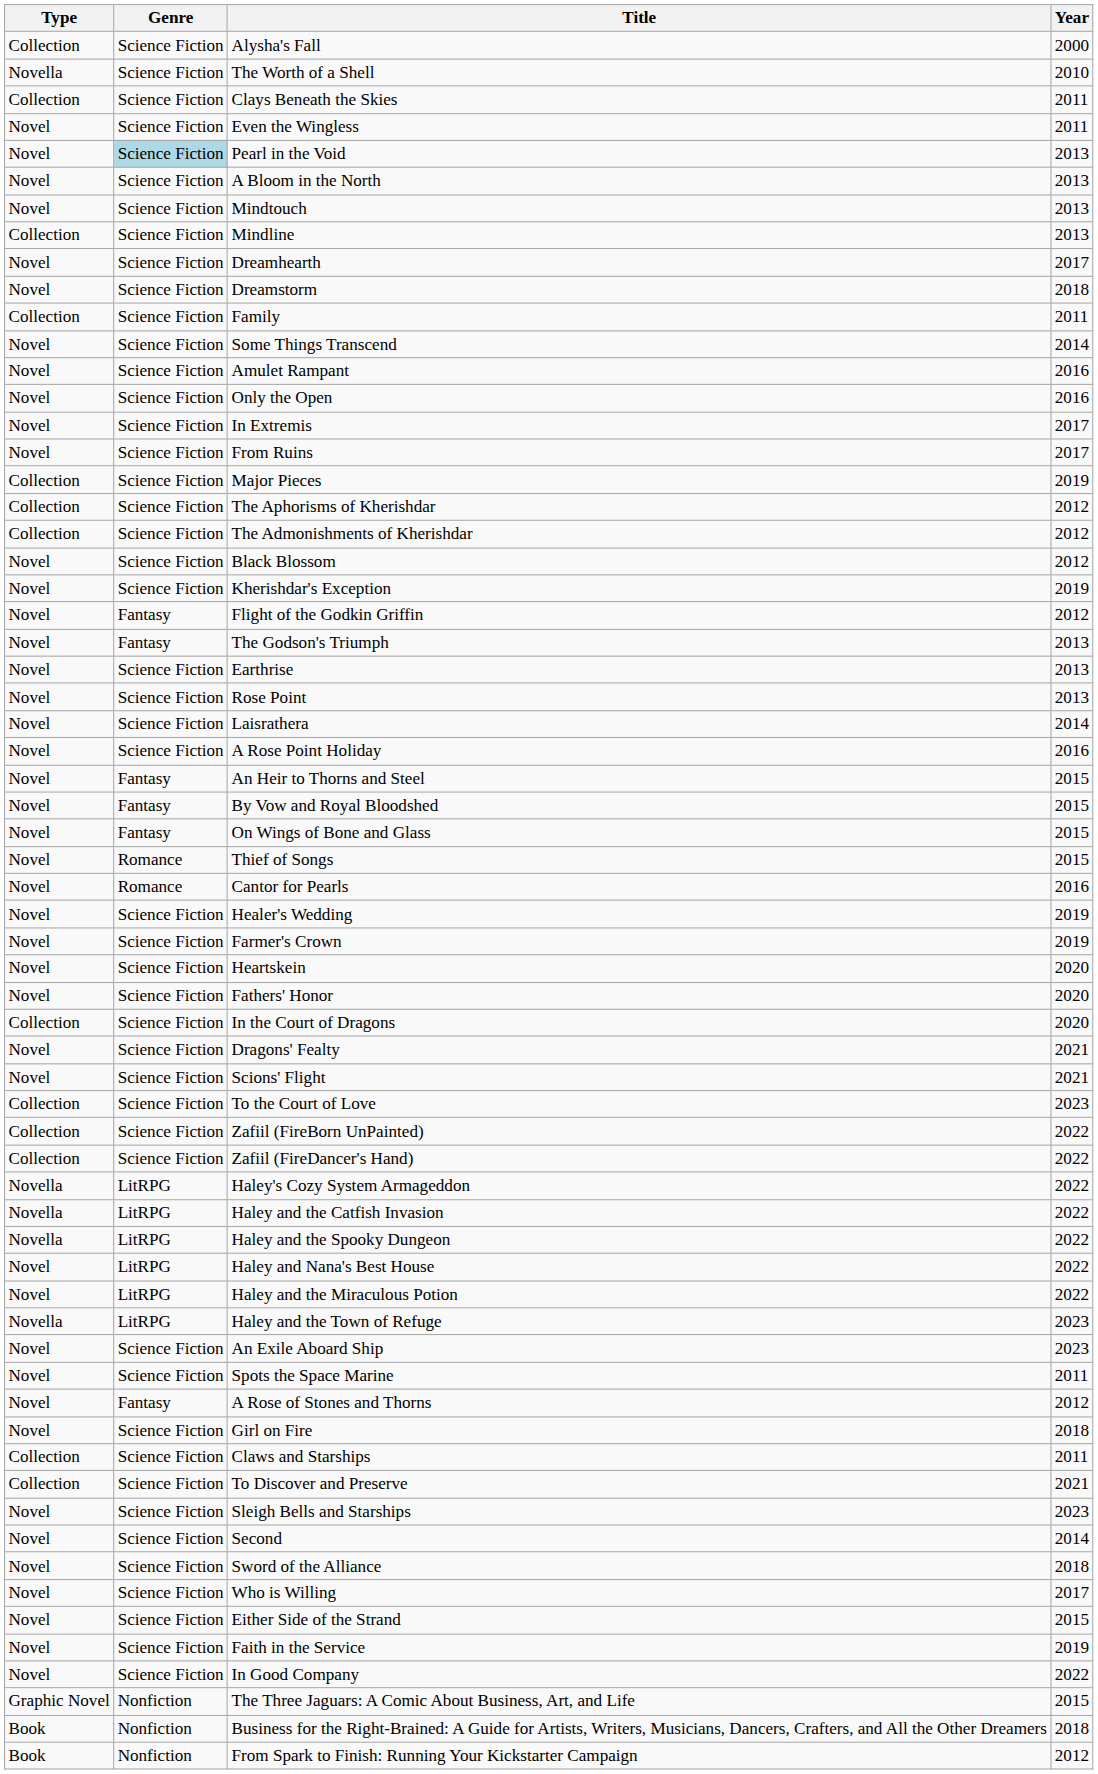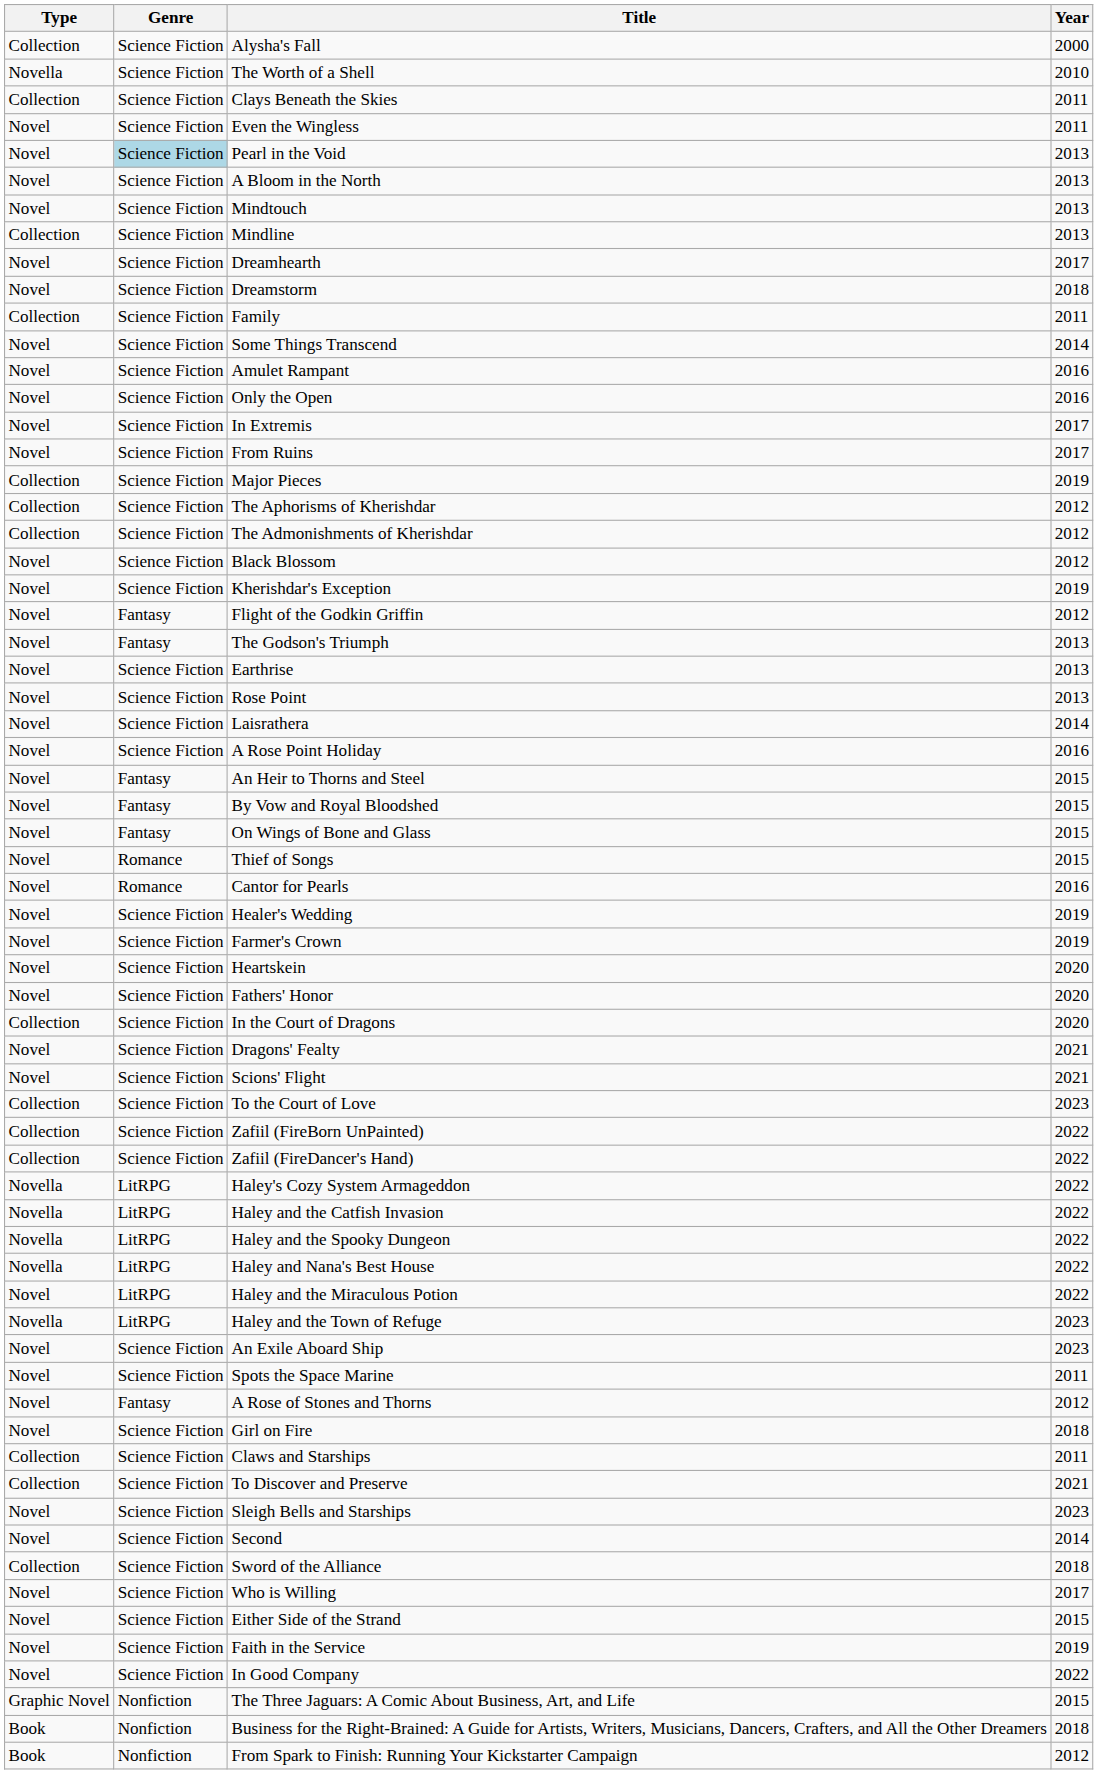(29, 1267) Novel -> (36, 1267) Novella
(29, 1565) Novel -> (44, 1565) Collection
